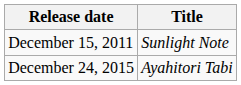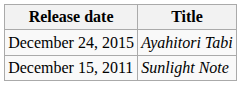rows swapped: (71, 42) <-> (71, 67)
